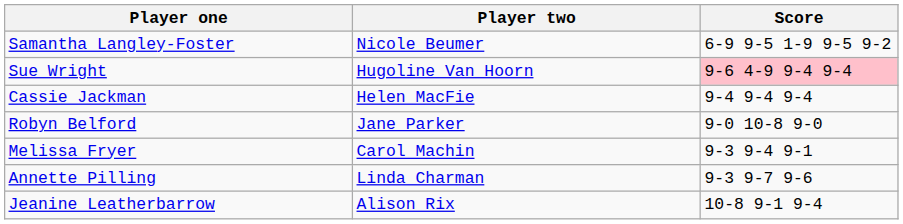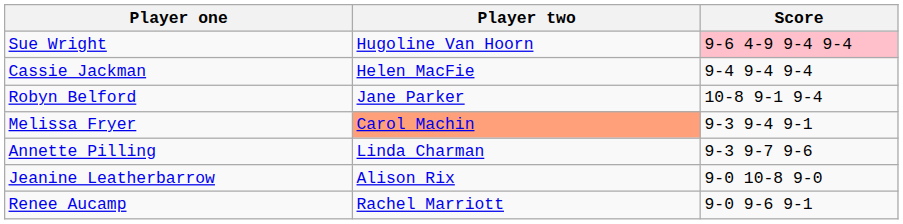- row: (122, 45)
(764, 125) 9-0 10-8 9-0 -> (764, 98) 10-8 9-1 9-4
(416, 151) no background -> (416, 125) lightsalmon background
(764, 205) 10-8 9-1 9-4 -> (764, 178) 9-0 10-8 9-0
+ row: (68, 205)
